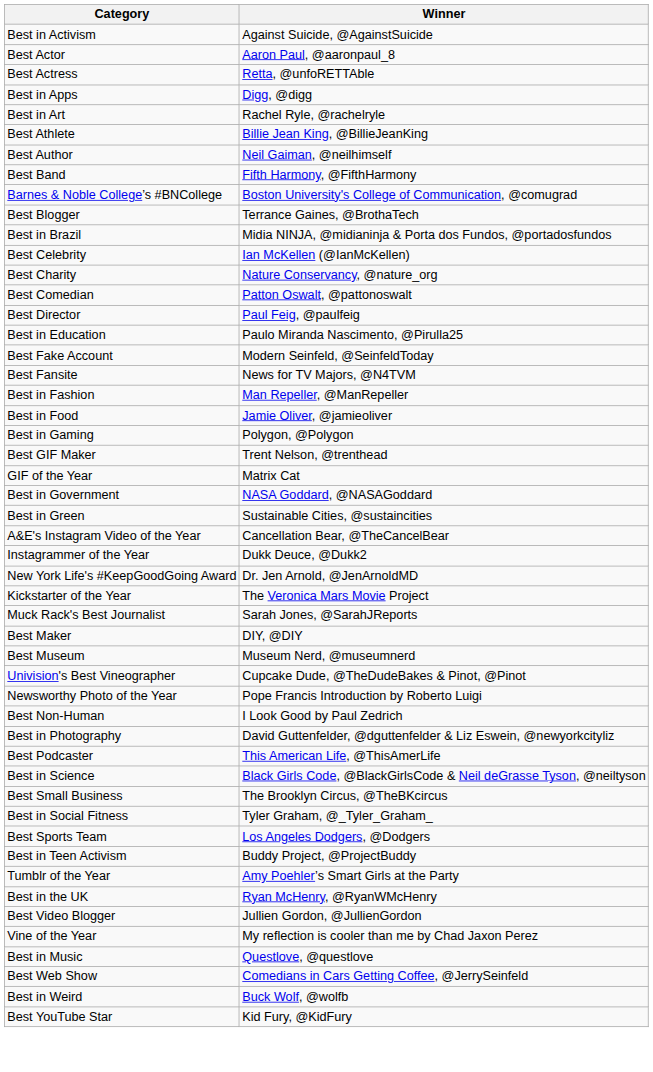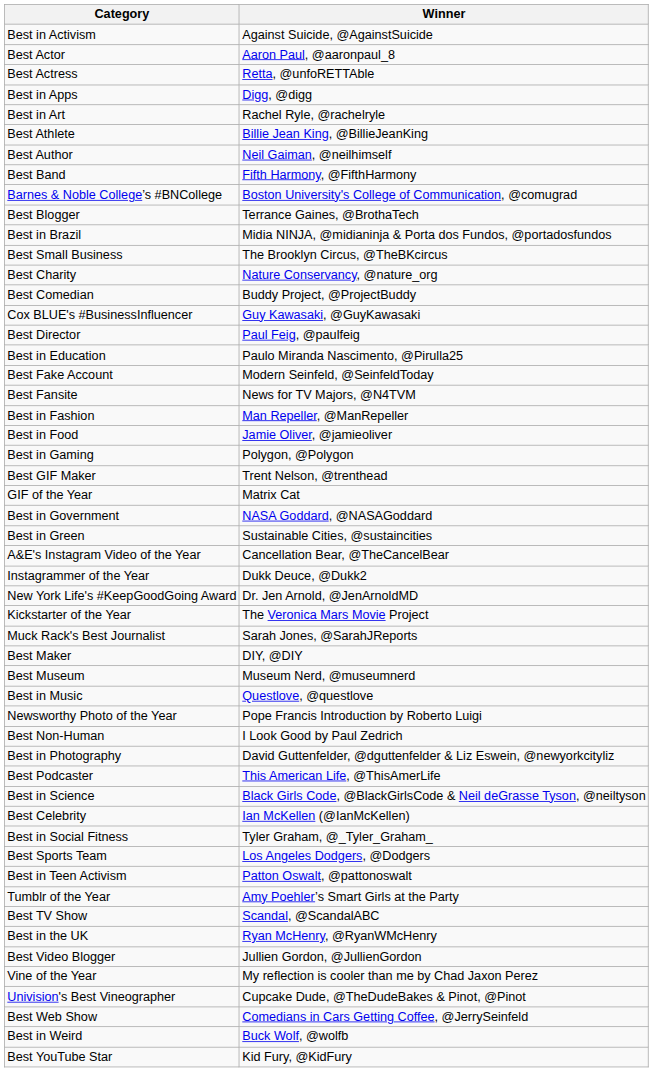rows swapped: (47, 255) <-> (65, 796)
(327, 295) Patton Oswalt, @pattonoswalt -> (329, 295) Buddy Project, @ProjectBuddy
+ row: (100, 315)
rows swapped: (45, 956) <-> (91, 676)
(329, 856) Buddy Project, @ProjectBuddy -> (327, 876) Patton Oswalt, @pattonoswalt
+ row: (47, 916)
